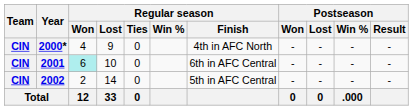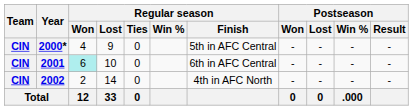(233, 47) 4th in AFC North -> (233, 47) 5th in AFC Central
(233, 80) 5th in AFC Central -> (233, 80) 4th in AFC North
